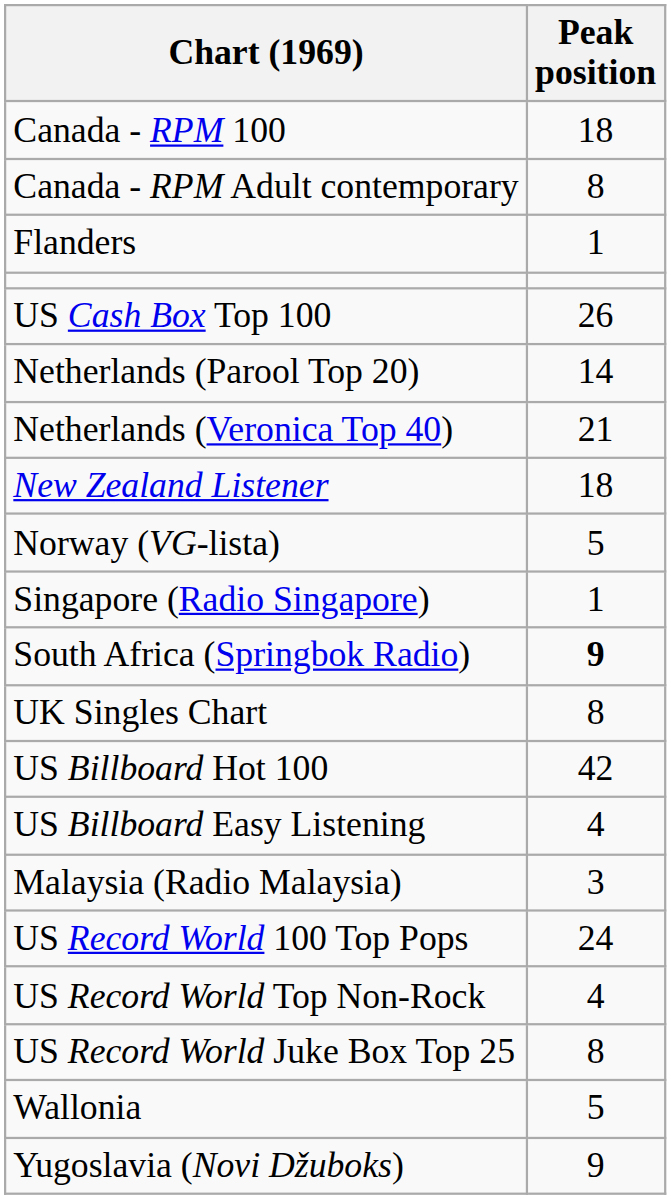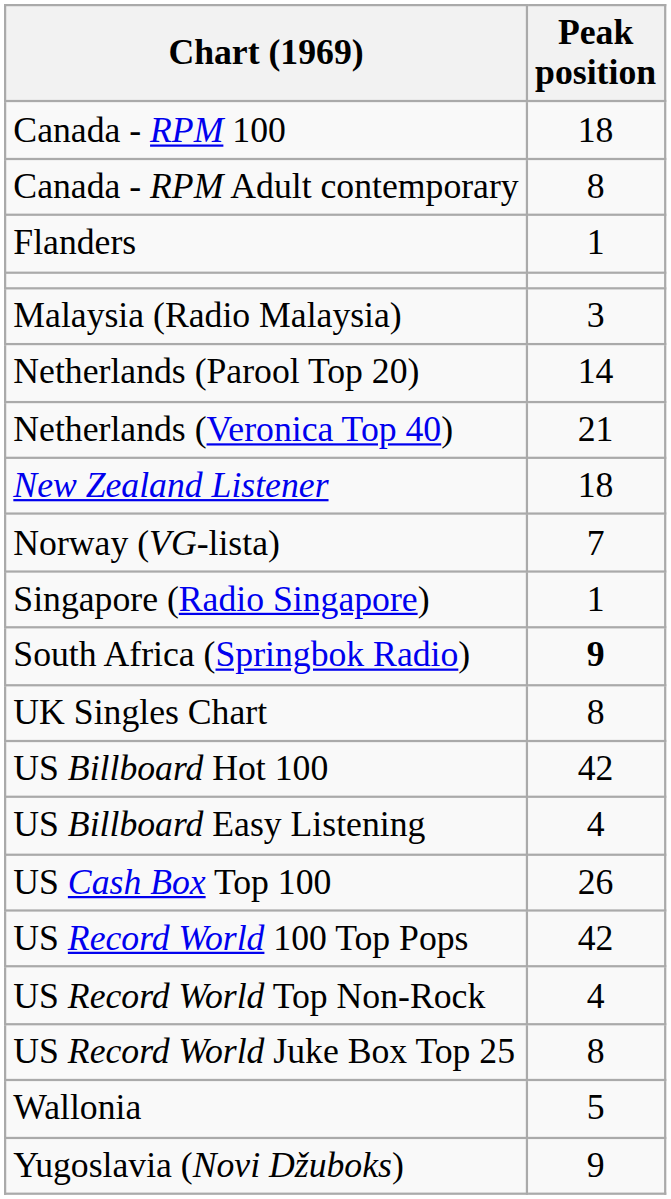rows swapped: (208, 881) <-> (172, 315)
(596, 542) 5 -> (596, 542) 7
(596, 938) 24 -> (596, 938) 42
